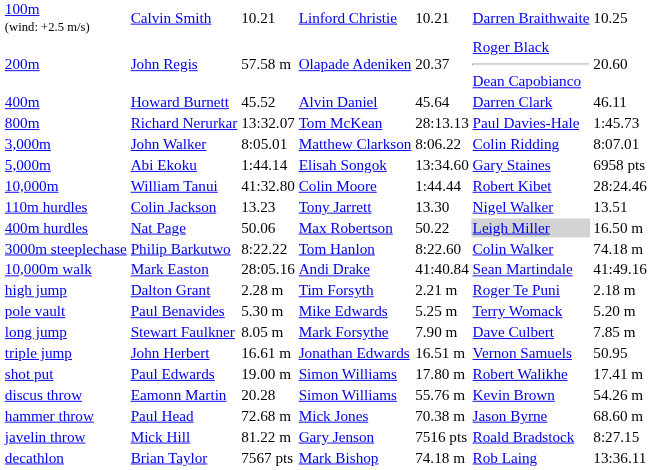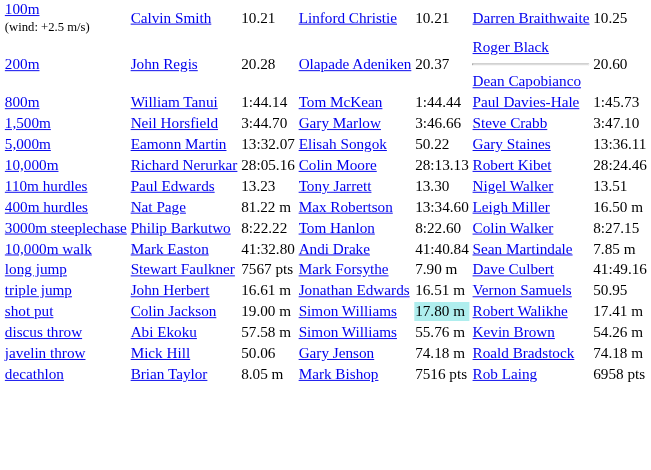(266, 64) 57.58 m -> (258, 64) 20.28
- row: (22, 102)
(184, 123) Richard Nerurkar -> (174, 102) William Tanui
(268, 123) 13:32.07 -> (264, 102) 1:44.14
(442, 123) 28:13.13 -> (438, 102) 1:44.44
+ row: (28, 123)
- row: (28, 144)
(164, 165) Abi Ekoku -> (179, 144) Eamonn Martin
(264, 165) 1:44.14 -> (268, 144) 13:32.07
(442, 165) 13:34.60 -> (432, 144) 50.22
(619, 165) 6958 pts -> (620, 144) 13:36.11
(174, 186) William Tanui -> (184, 165) Richard Nerurkar
(268, 186) 41:32.80 -> (268, 165) 28:05.16
(438, 186) 1:44.44 -> (442, 165) 28:13.13
(173, 207) Colin Jackson -> (173, 186) Paul Edwards
(258, 227) 50.06 -> (266, 207) 81.22 m
(432, 227) 50.22 -> (442, 207) 13:34.60
(511, 227) lightgrey background -> (511, 207) no background
(618, 248) 74.18 m -> (616, 227) 8:27.15
(268, 269) 28:05.16 -> (268, 248) 41:32.80
(620, 269) 41:49.16 -> (614, 248) 7.85 m
- row: (36, 290)
- row: (35, 311)
(262, 332) 8.05 m -> (267, 269) 7567 pts
(614, 332) 7.85 m -> (620, 269) 41:49.16
(173, 374) Paul Edwards -> (173, 311) Colin Jackson
(440, 374) no background -> (440, 311) paleturquoise background
(179, 395) Eamonn Martin -> (164, 332) Abi Ekoku
(258, 395) 20.28 -> (266, 332) 57.58 m
- row: (49, 416)
(266, 436) 81.22 m -> (258, 353) 50.06
(441, 436) 7516 pts -> (440, 353) 74.18 m
(616, 436) 8:27.15 -> (618, 353) 74.18 m
(267, 457) 7567 pts -> (262, 374) 8.05 m
(440, 457) 74.18 m -> (441, 374) 7516 pts
(620, 457) 13:36.11 -> (619, 374) 6958 pts
